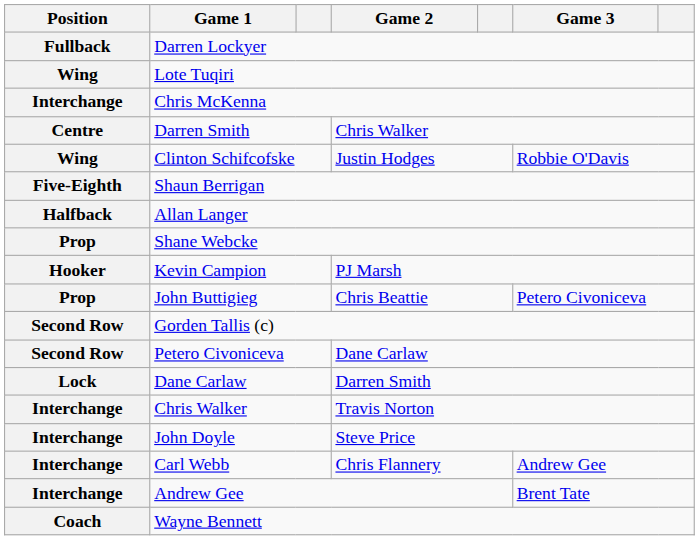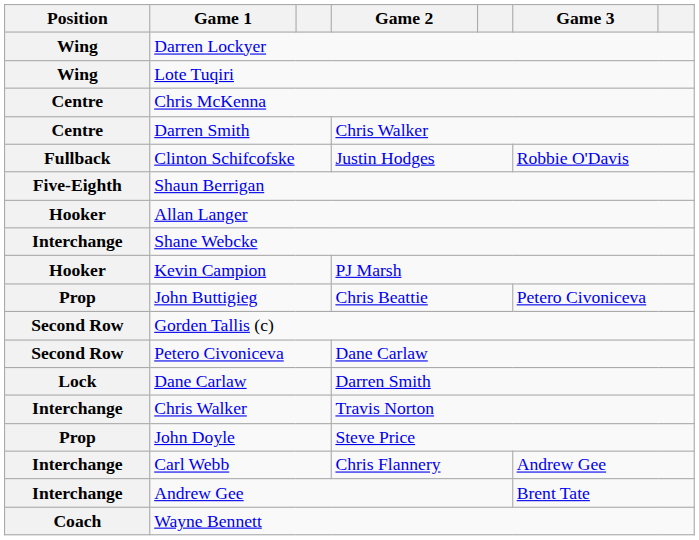(77, 46) Fullback -> (77, 46) Wing
(77, 102) Interchange -> (77, 102) Centre
(77, 158) Wing -> (77, 158) Fullback
(77, 213) Halfback -> (77, 213) Hooker
(77, 241) Prop -> (77, 241) Interchange
(77, 437) Interchange -> (77, 437) Prop
